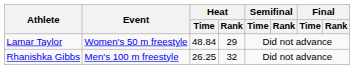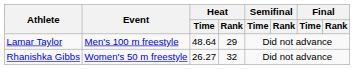(136, 42) Women's 50 m freestyle -> (132, 42) Men's 100 m freestyle
(204, 42) 48.84 -> (204, 42) 48.64
(132, 57) Men's 100 m freestyle -> (136, 57) Women's 50 m freestyle
(204, 57) 26.25 -> (204, 57) 26.27
